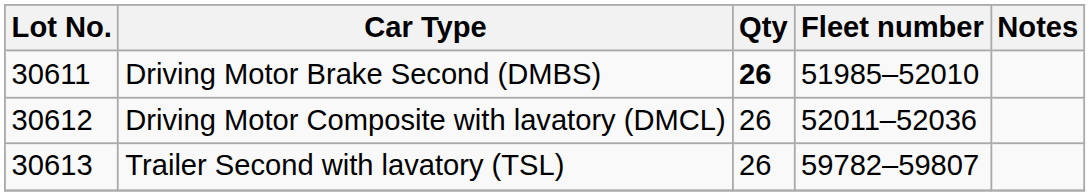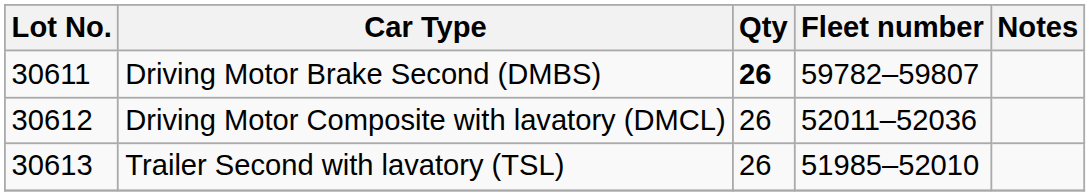(890, 73) 51985–52010 -> (890, 73) 59782–59807
(890, 166) 59782–59807 -> (890, 166) 51985–52010
